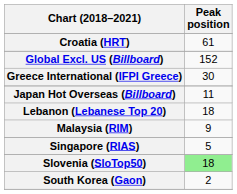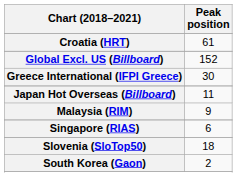- row: (95, 111)
(208, 146) 5 -> (208, 128) 6
(208, 163) lightgreen background -> (208, 146) no background
